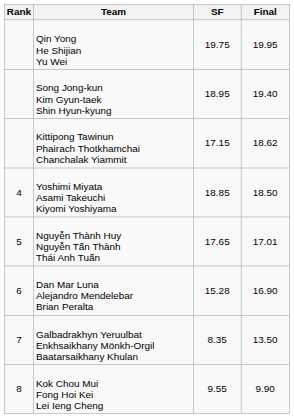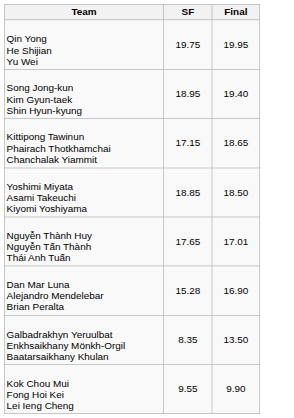- column: (19, 12)
(265, 143) 18.62 -> (236, 143) 18.65
